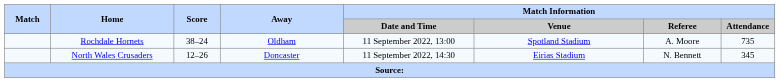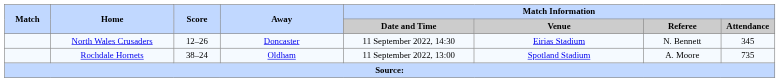rows swapped: (112, 55) <-> (112, 41)
